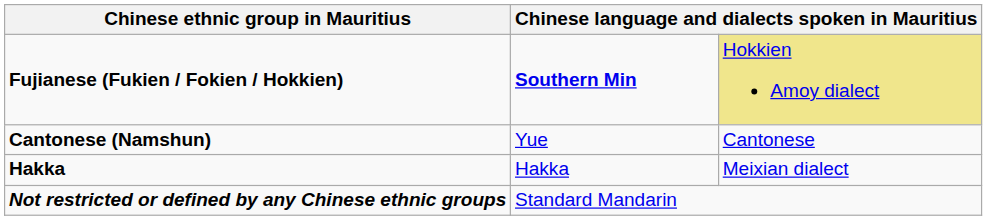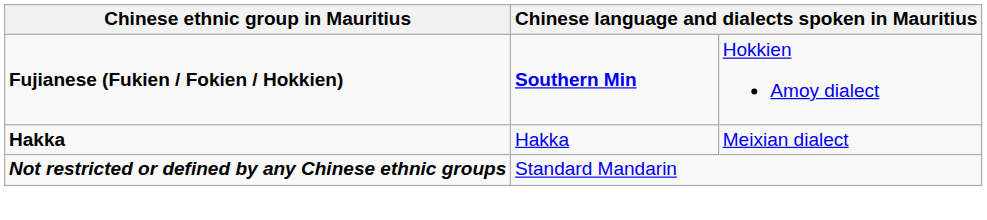(850, 70) khaki background -> (850, 70) no background
- row: (110, 139)
